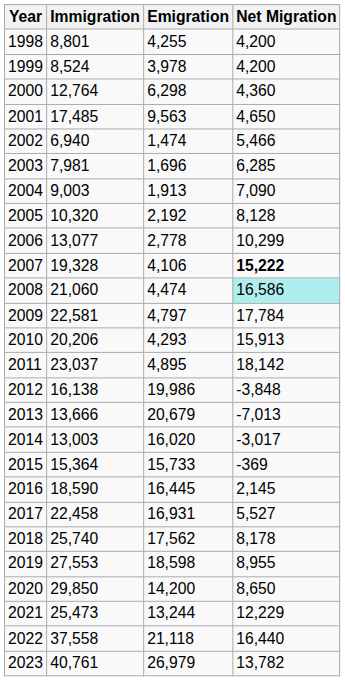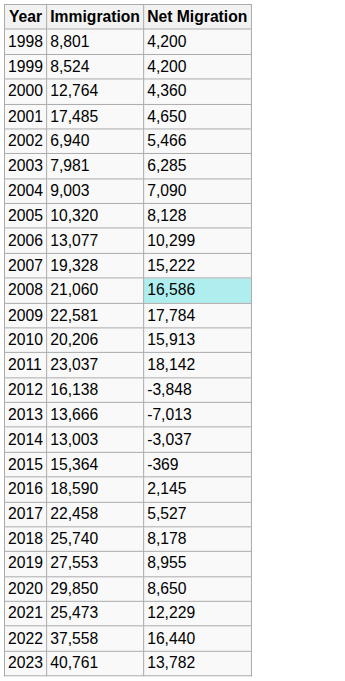- column: (188, 16)
(260, 265) bold -> (171, 265) normal
(259, 439) -3,017 -> (169, 439) -3,037
